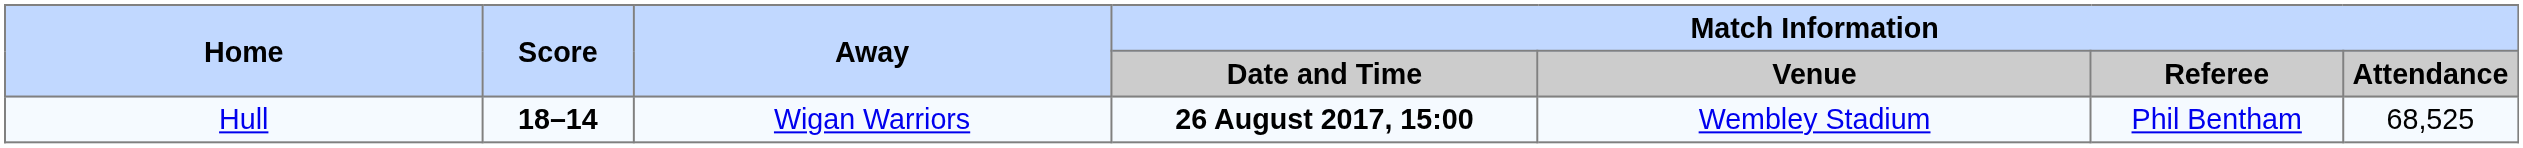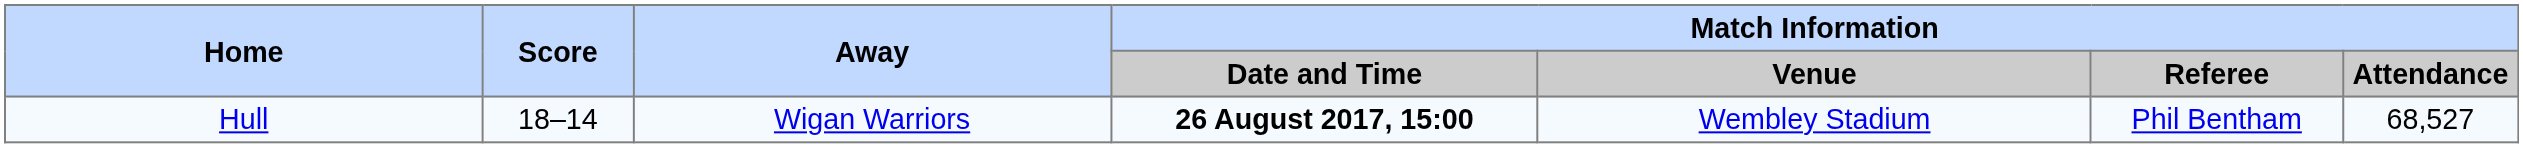(558, 119) bold -> (558, 119) normal
(2430, 119) 68,525 -> (2430, 119) 68,527
